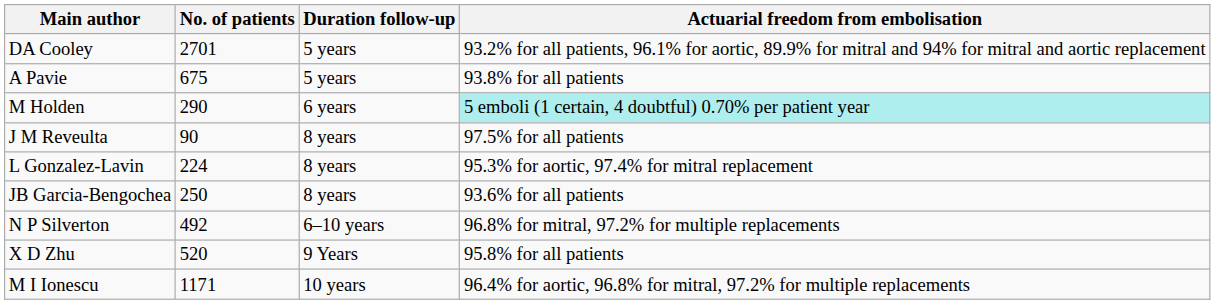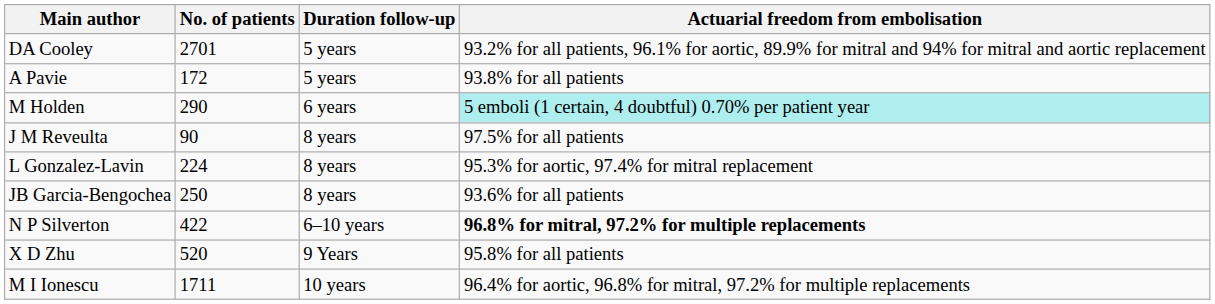(194, 78) 675 -> (194, 78) 172
(194, 225) 492 -> (194, 225) 422
(652, 225) normal -> (665, 225) bold
(198, 284) 1171 -> (198, 284) 1711
